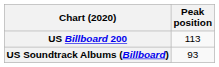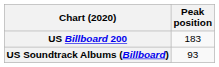(193, 39) 113 -> (193, 39) 183
